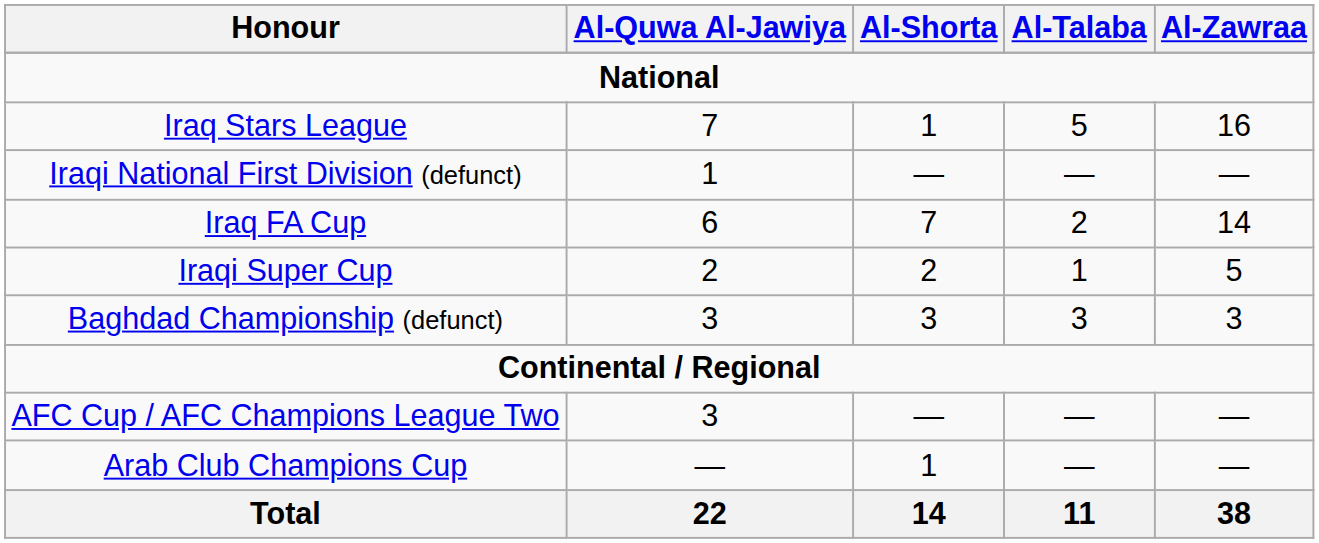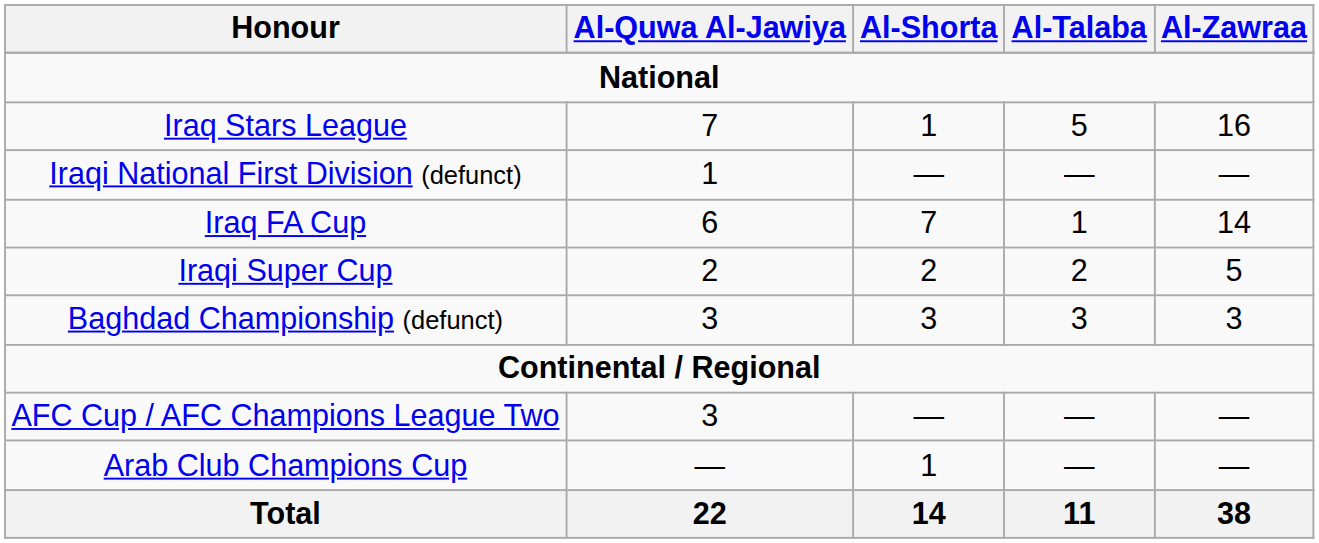(1079, 222) 2 -> (1079, 222) 1
(1079, 271) 1 -> (1079, 271) 2
